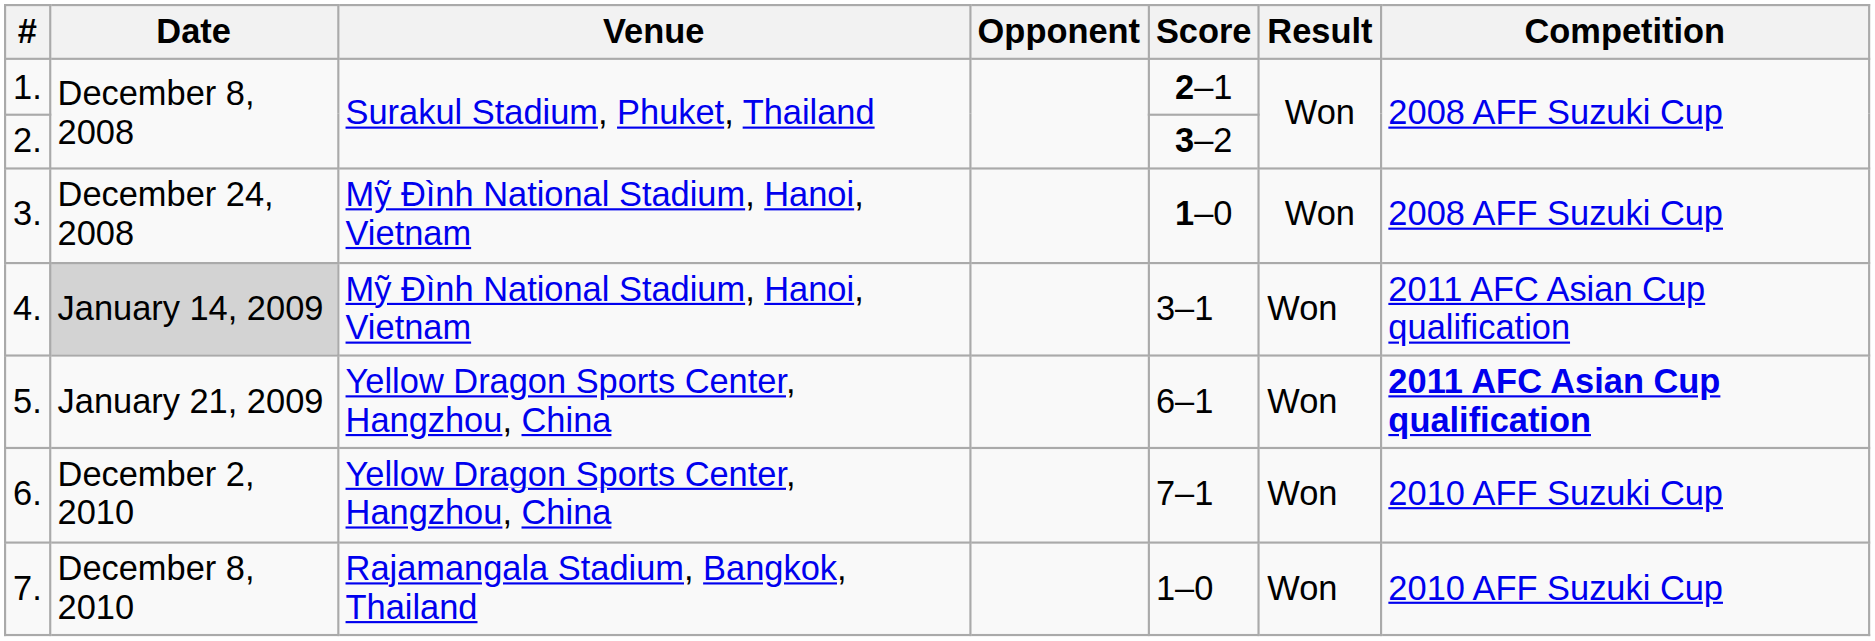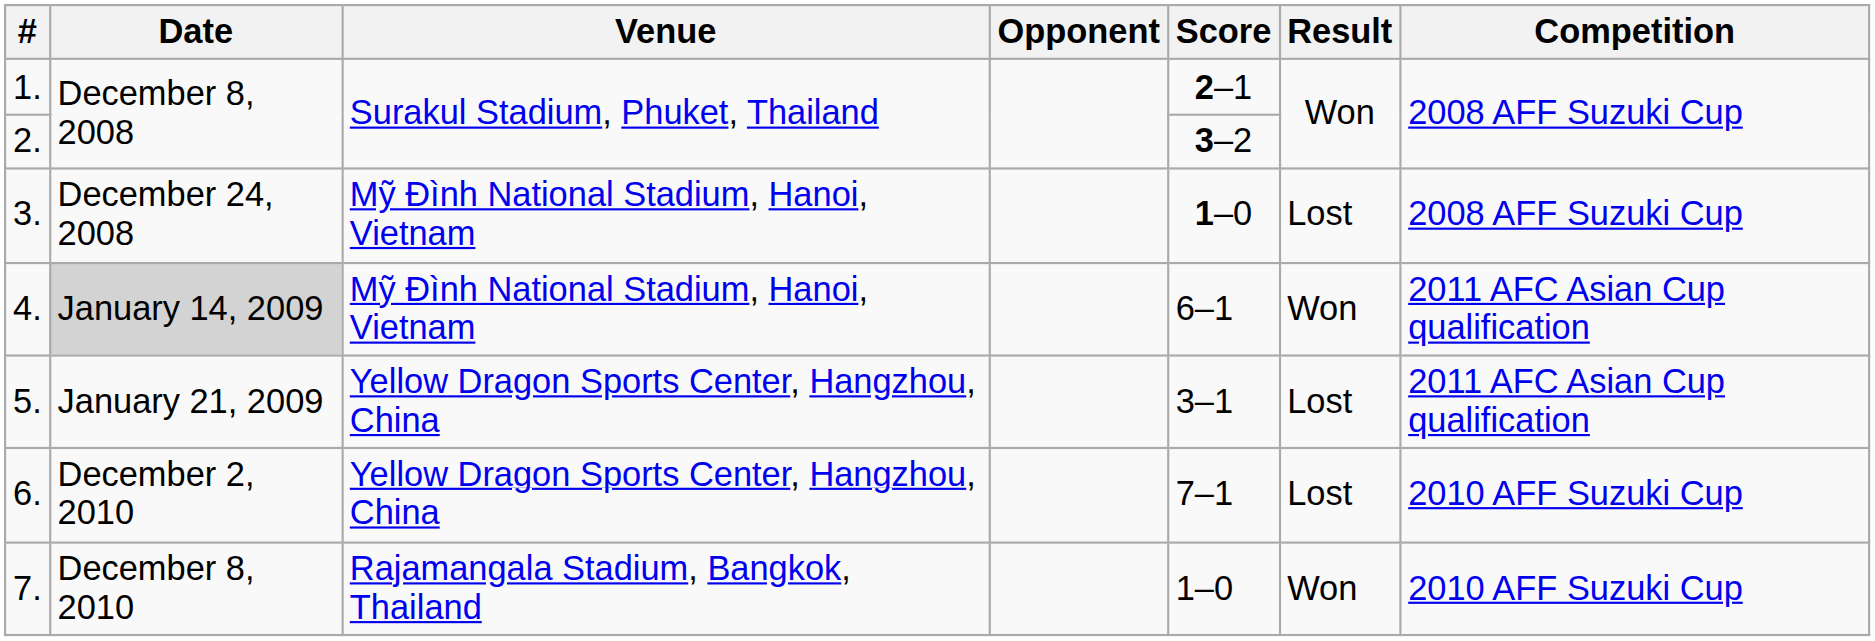(1320, 214) Won -> (1320, 214) Lost
(1185, 308) 3–1 -> (1204, 308) 6–1
(1185, 401) 6–1 -> (1204, 401) 3–1
(1302, 401) Won -> (1320, 401) Lost
(1554, 401) bold -> (1567, 401) normal
(1302, 494) Won -> (1320, 494) Lost
